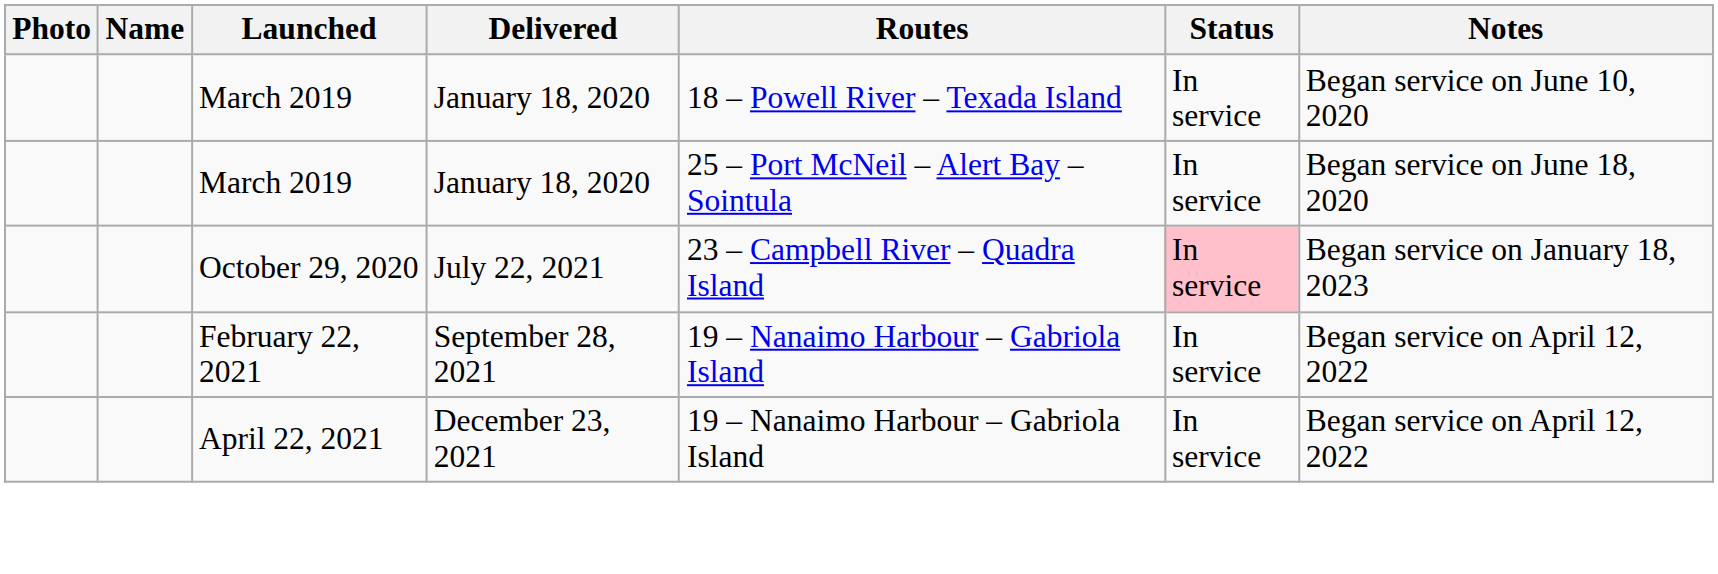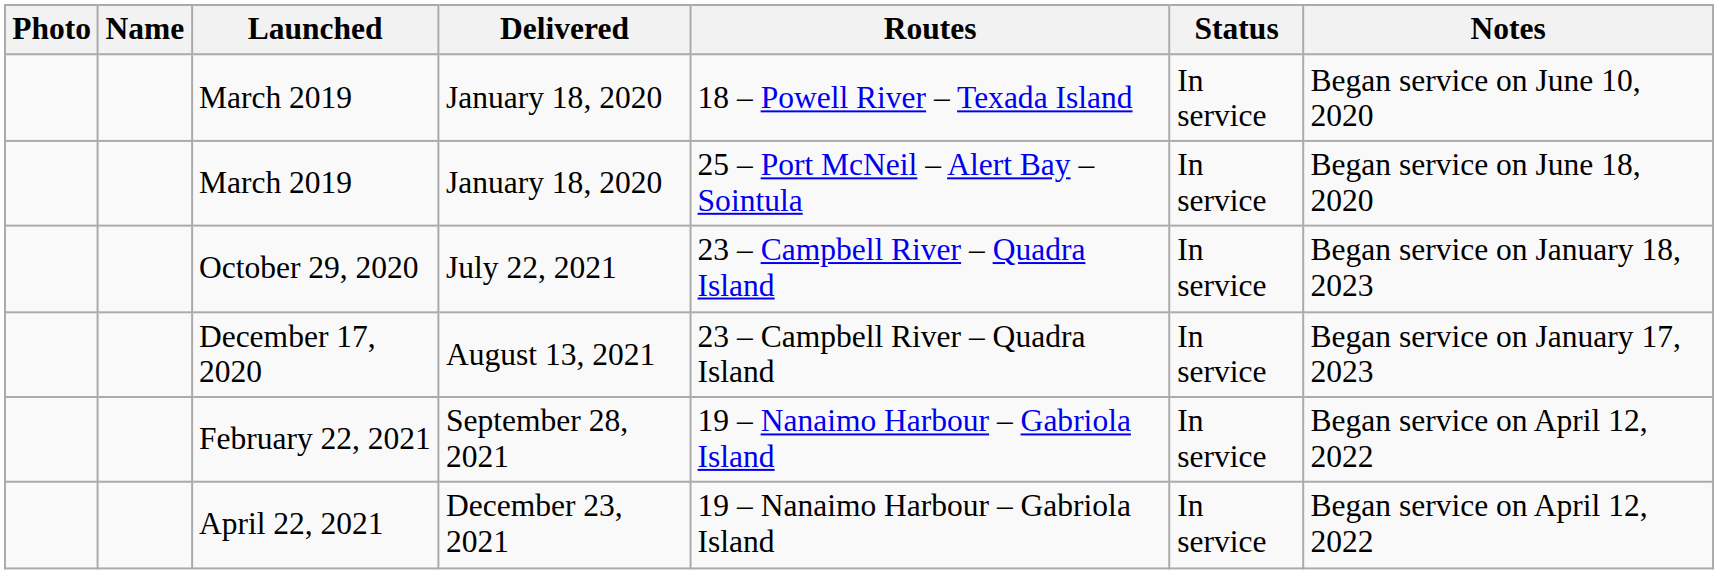(1217, 268) pink background -> (1222, 268) no background
+ row: (287, 353)
